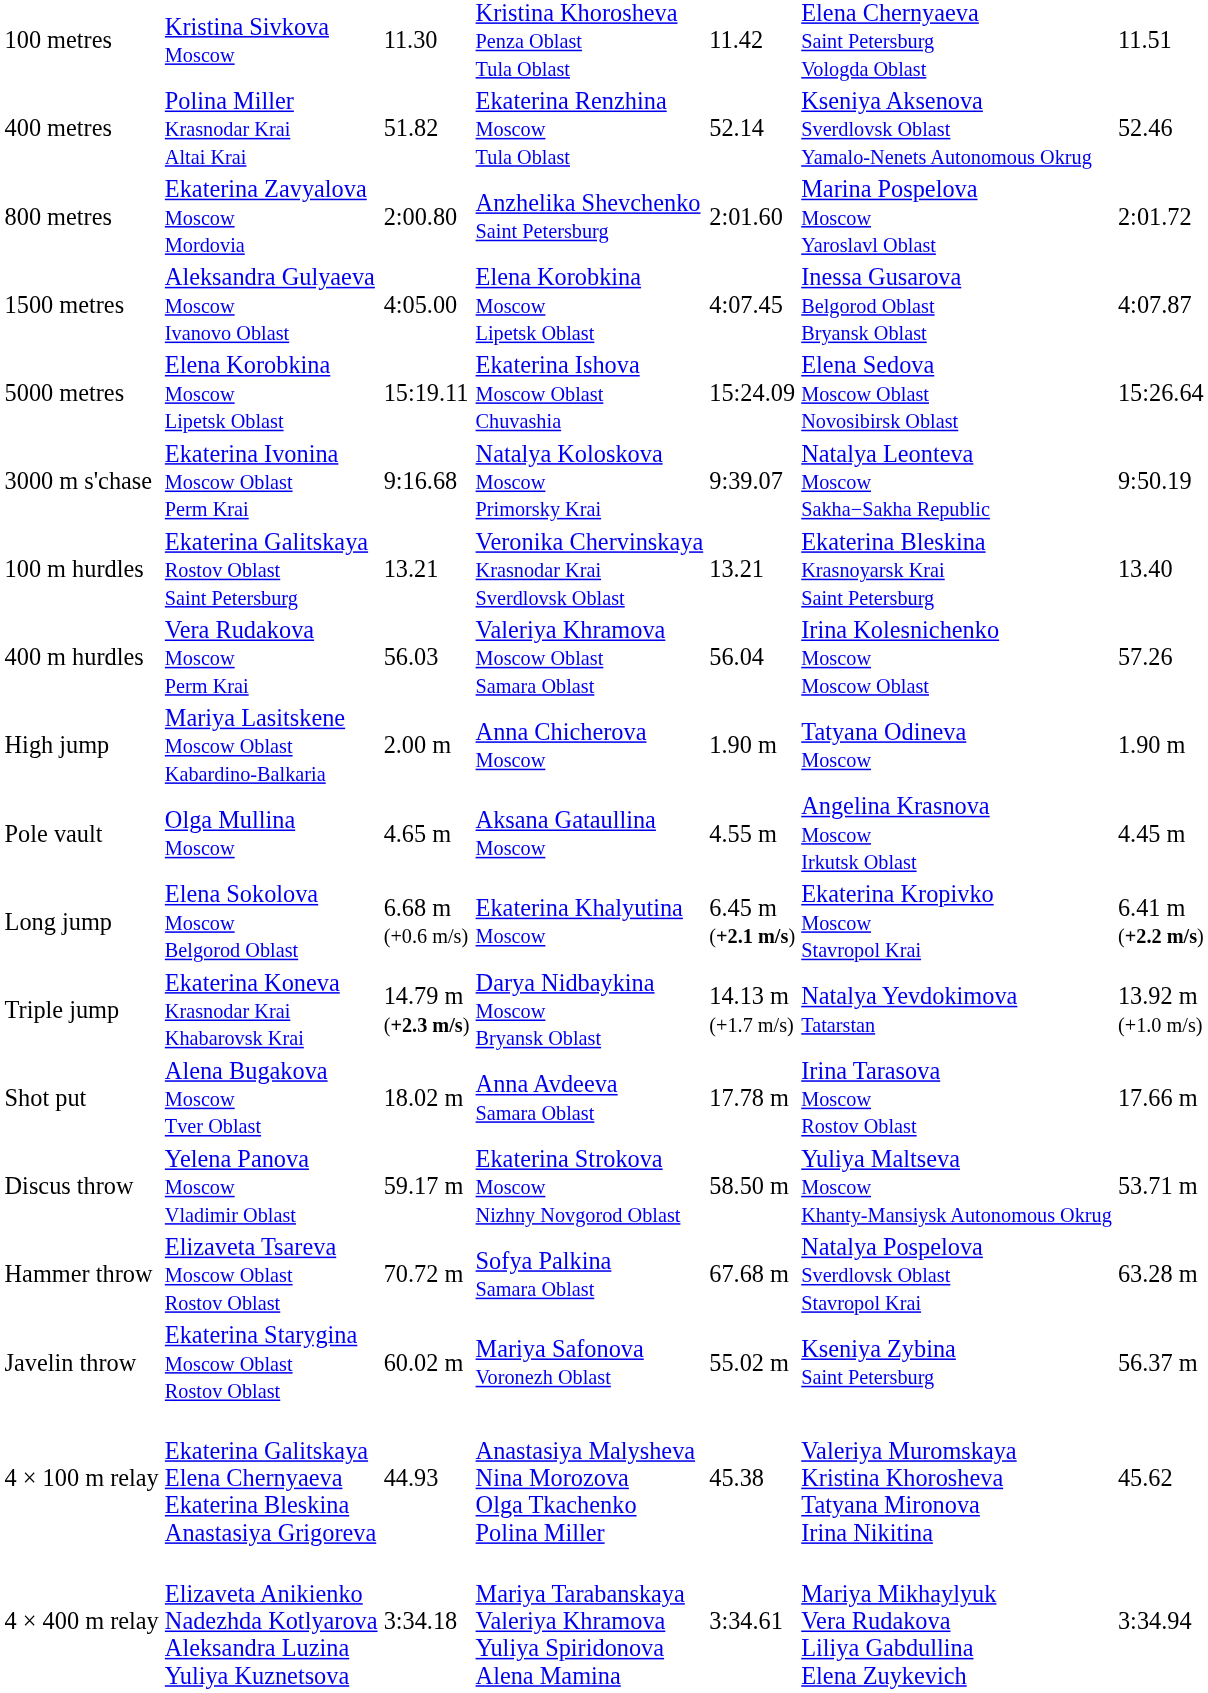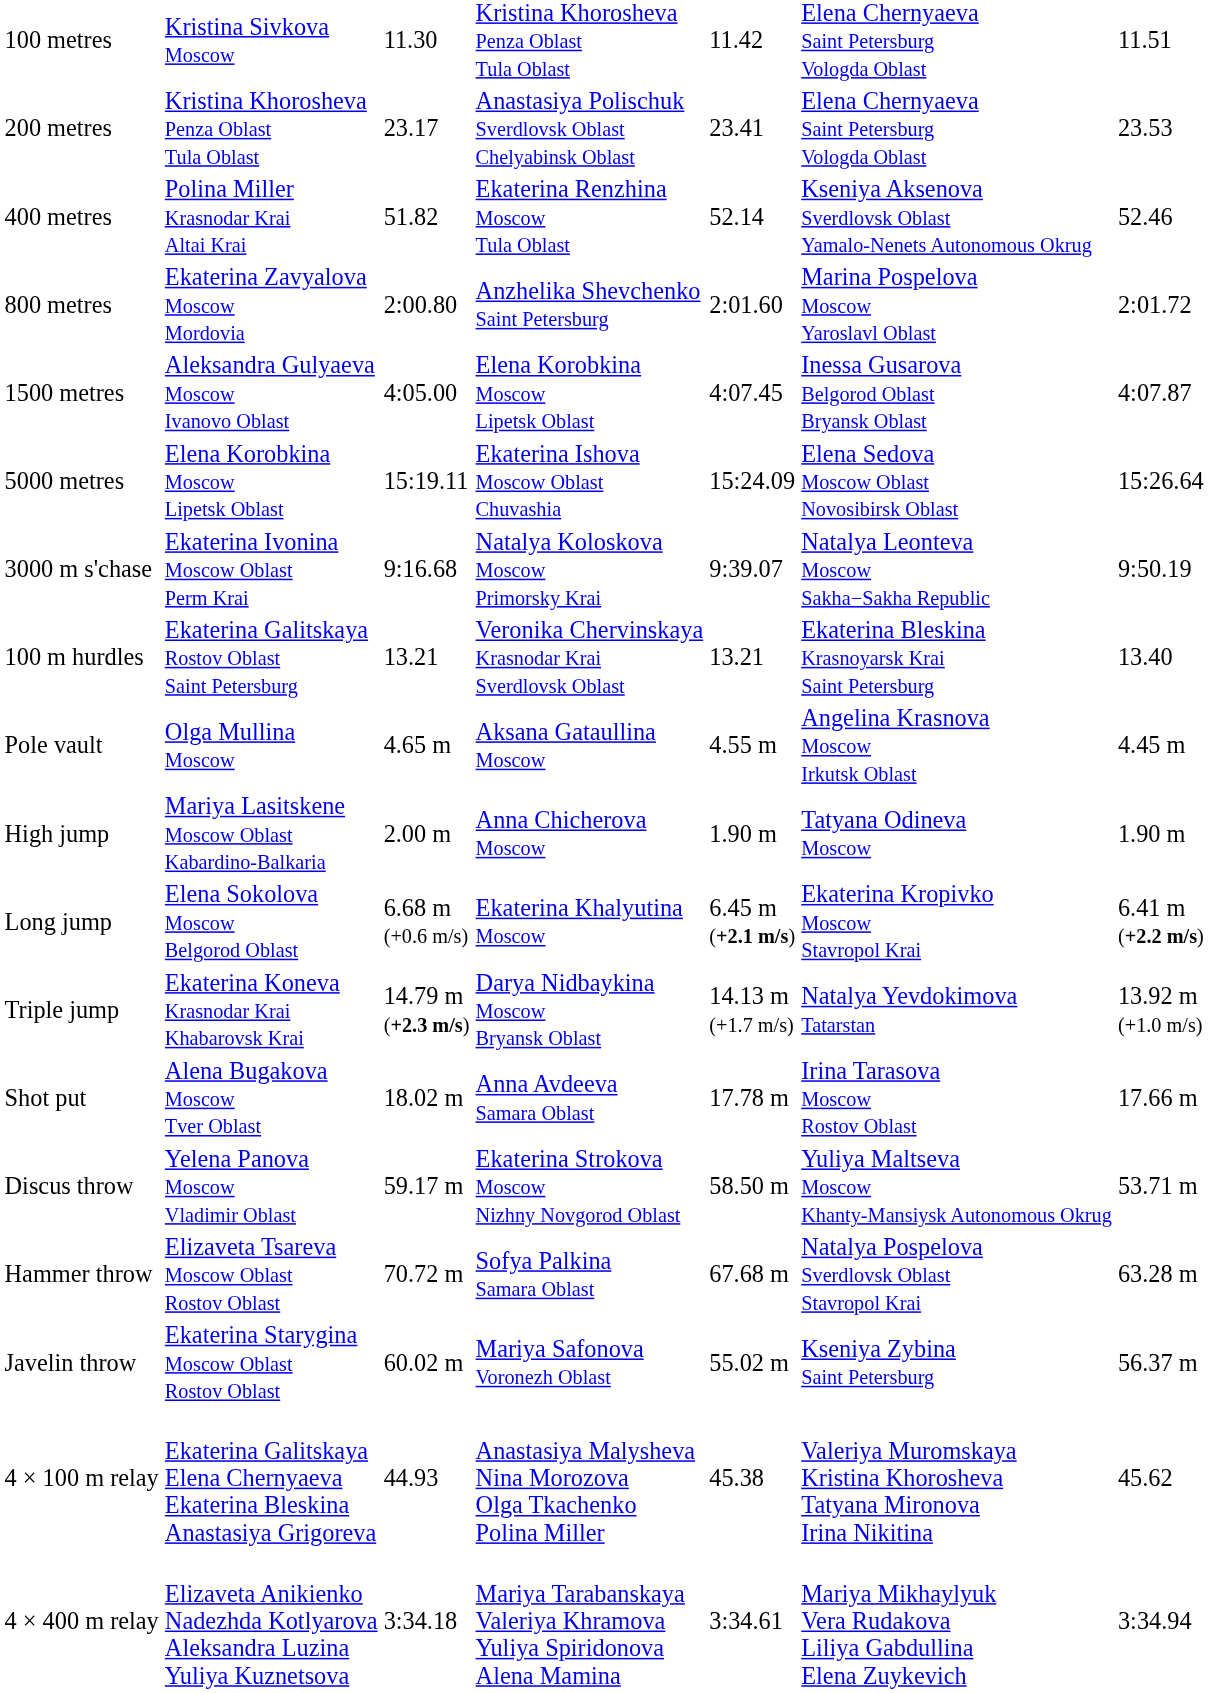+ row: (58, 128)
- row: (74, 657)
rows swapped: (57, 745) <-> (54, 833)
